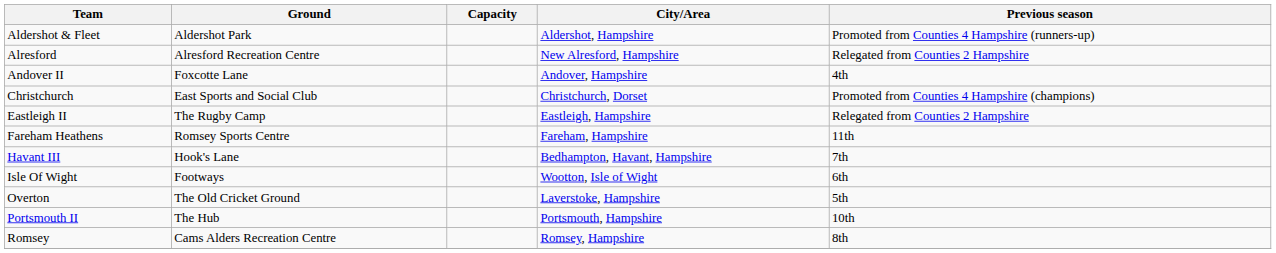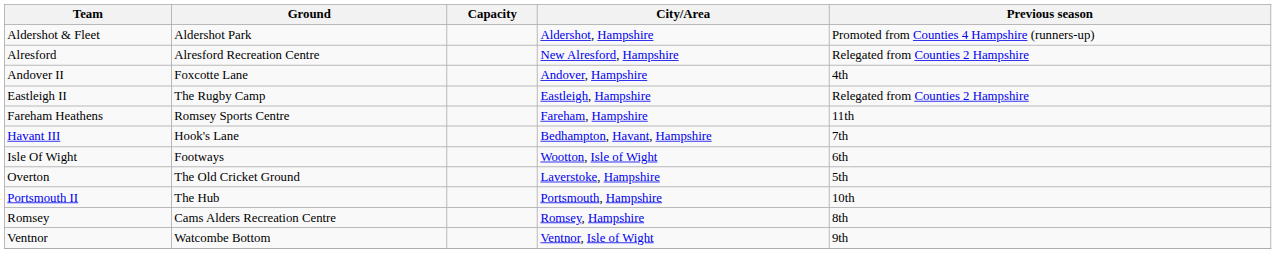- row: (40, 95)
+ row: (28, 237)
